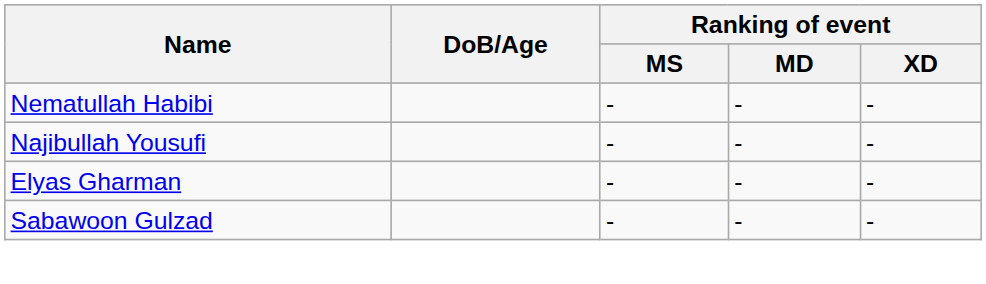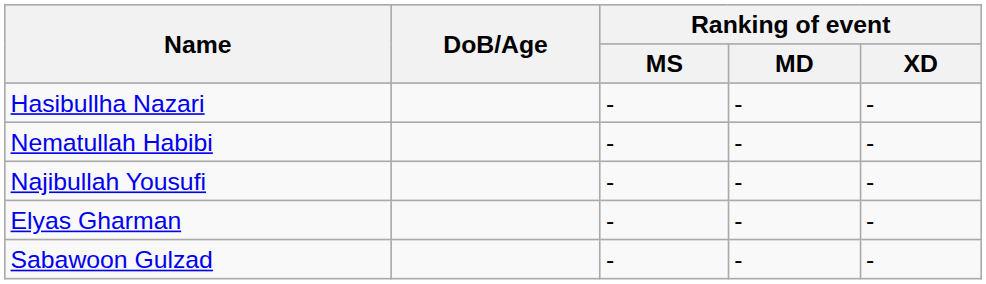+ row: (108, 103)
